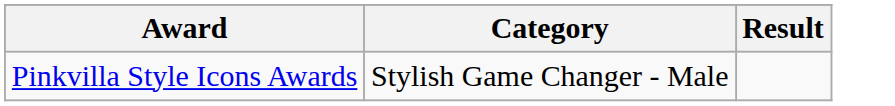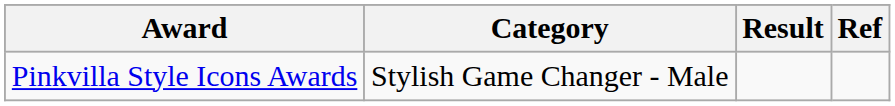+ column: (860, 28)
